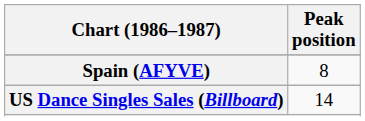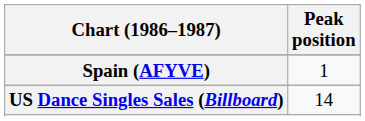(324, 70) 8 -> (324, 70) 1
